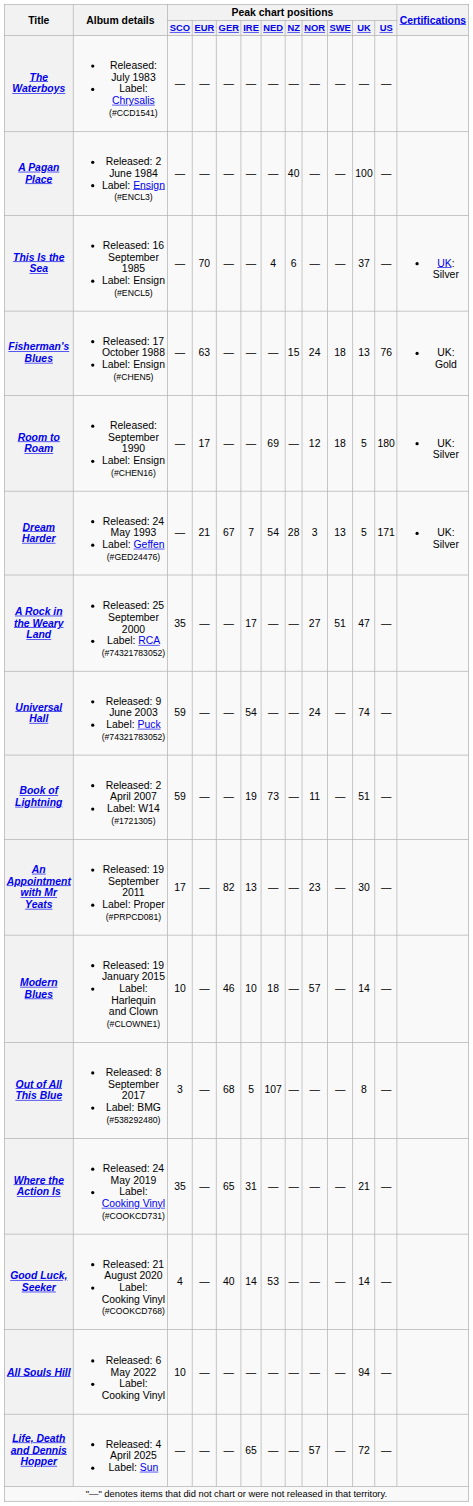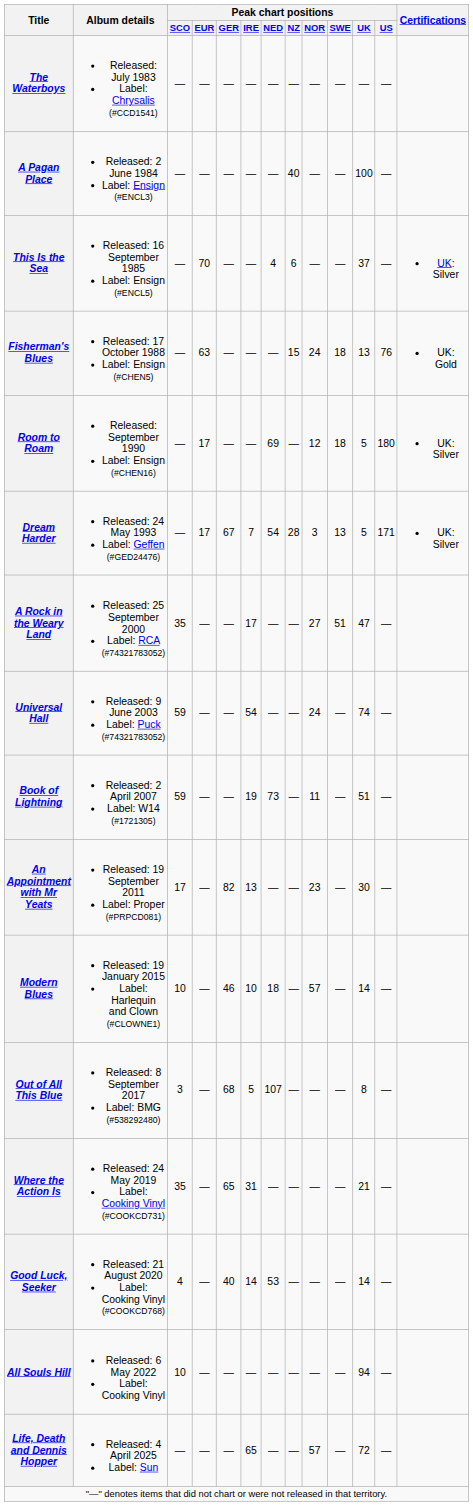(204, 533) 21 -> (204, 533) 17
